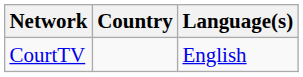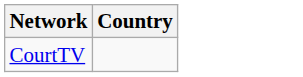- column: (238, 21)
